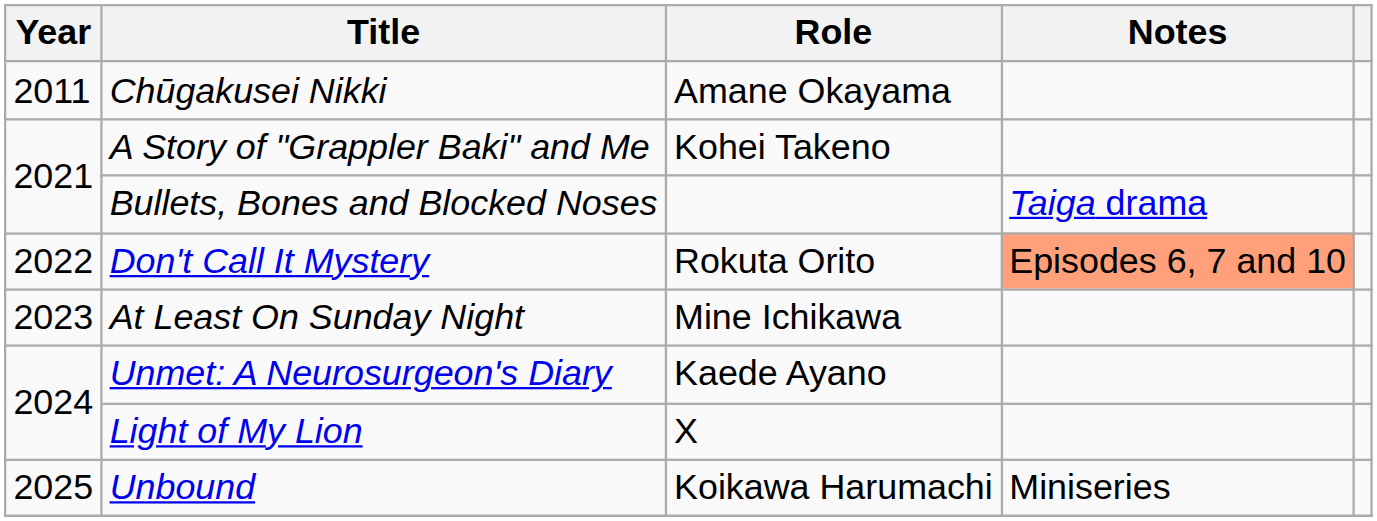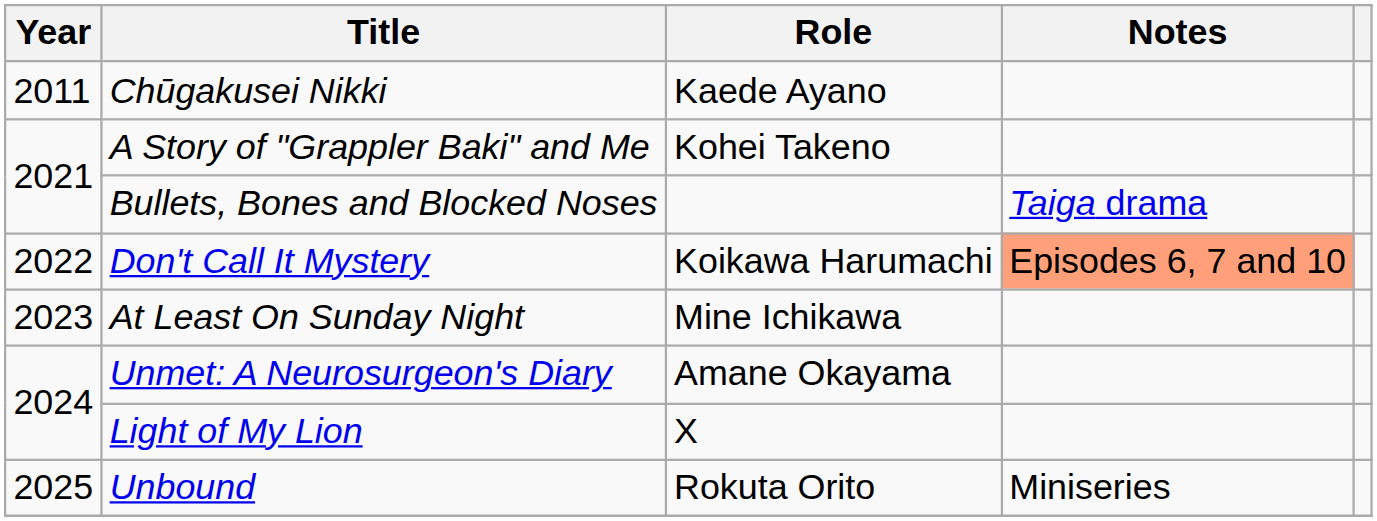(812, 89) Amane Okayama -> (780, 89) Kaede Ayano
(775, 260) Rokuta Orito -> (833, 260) Koikawa Harumachi
(780, 373) Kaede Ayano -> (812, 373) Amane Okayama
(833, 487) Koikawa Harumachi -> (775, 487) Rokuta Orito
